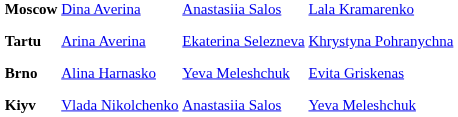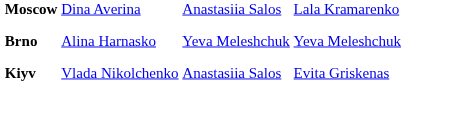- row: (23, 40)
(356, 72) Evita Griskenas -> (347, 40) Yeva Meleshchuk
(362, 104) Yeva Meleshchuk -> (341, 72) Evita Griskenas
